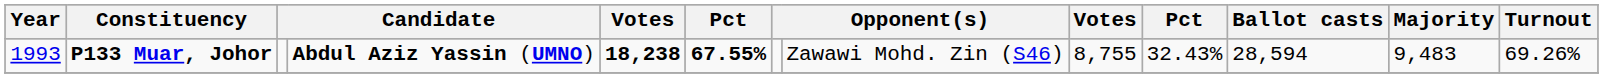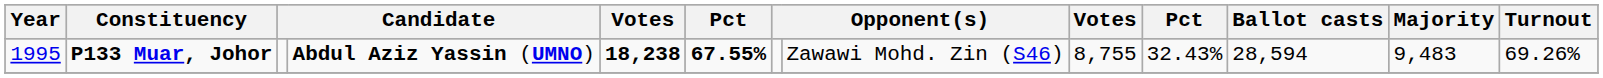(36, 56) 1993 -> (36, 56) 1995
